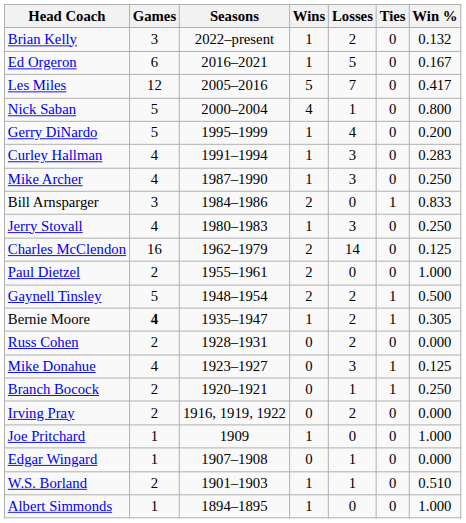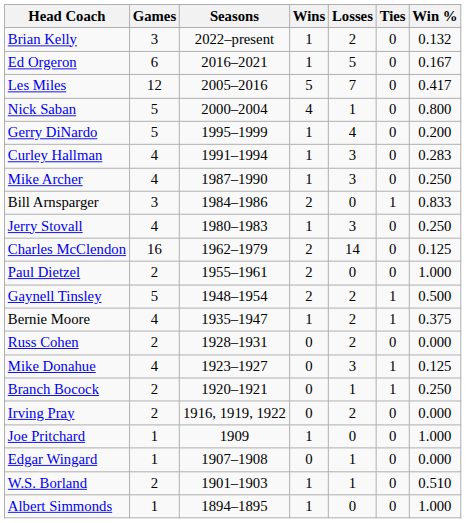(154, 319) bold -> (154, 319) normal
(435, 319) 0.305 -> (435, 319) 0.375
